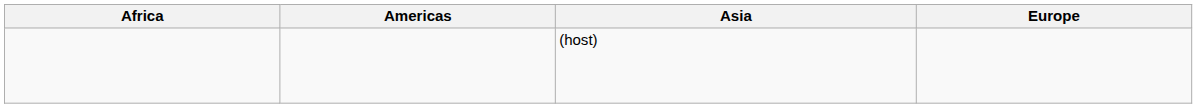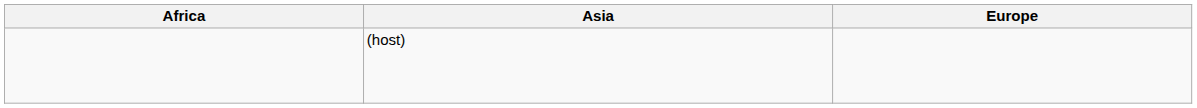- column: (418, 16)
